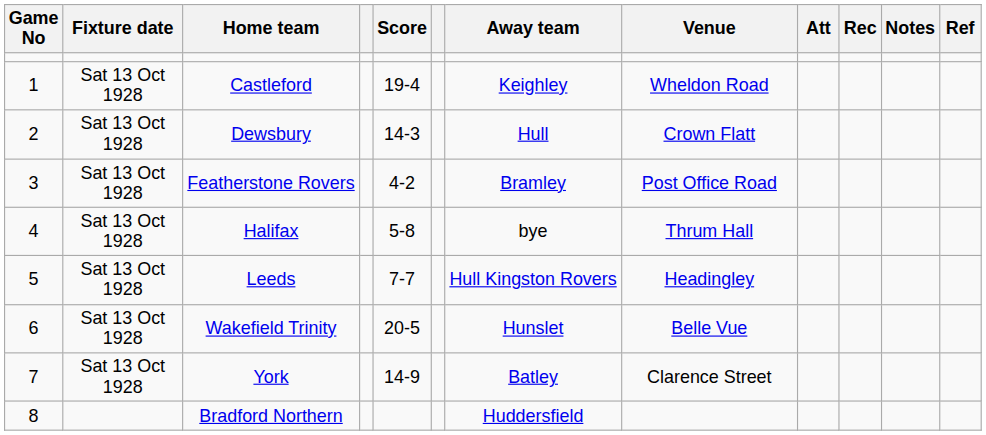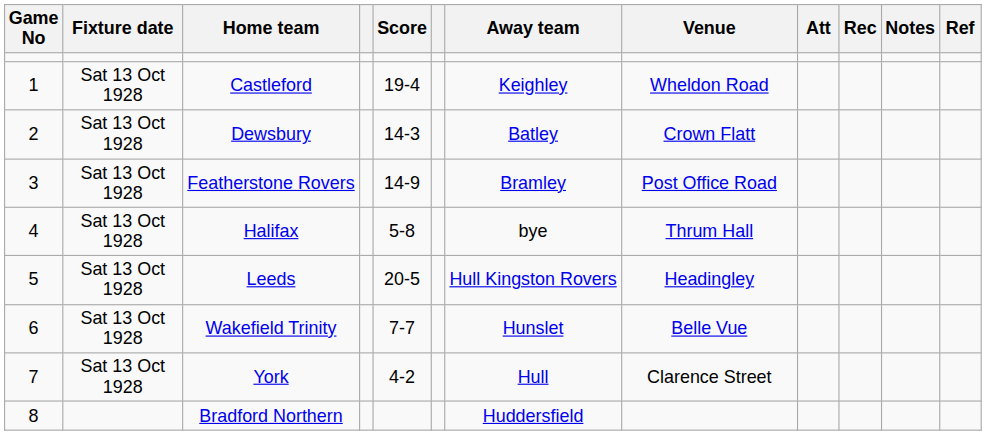(533, 134) Hull -> (533, 134) Batley
(402, 182) 4-2 -> (402, 182) 14-9
(402, 279) 7-7 -> (402, 279) 20-5
(402, 328) 20-5 -> (402, 328) 7-7
(402, 377) 14-9 -> (402, 377) 4-2
(533, 377) Batley -> (533, 377) Hull
